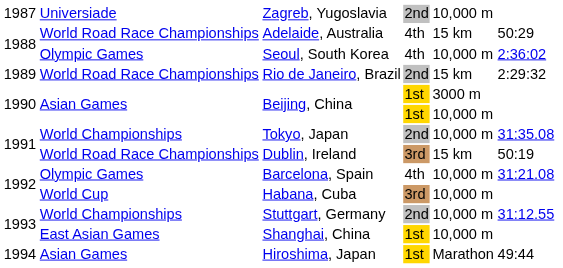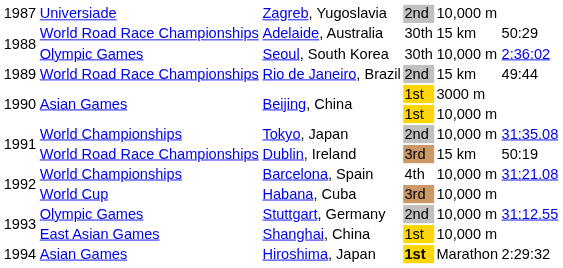(415, 33) 4th -> (419, 33) 30th
(415, 54) 4th -> (419, 54) 30th
(522, 74) 2:29:32 -> (520, 74) 49:44
(92, 174) Olympic Games -> (111, 174) World Championships
(111, 214) World Championships -> (92, 214) Olympic Games
(414, 254) normal -> (415, 254) bold
(516, 254) 49:44 -> (526, 254) 2:29:32
